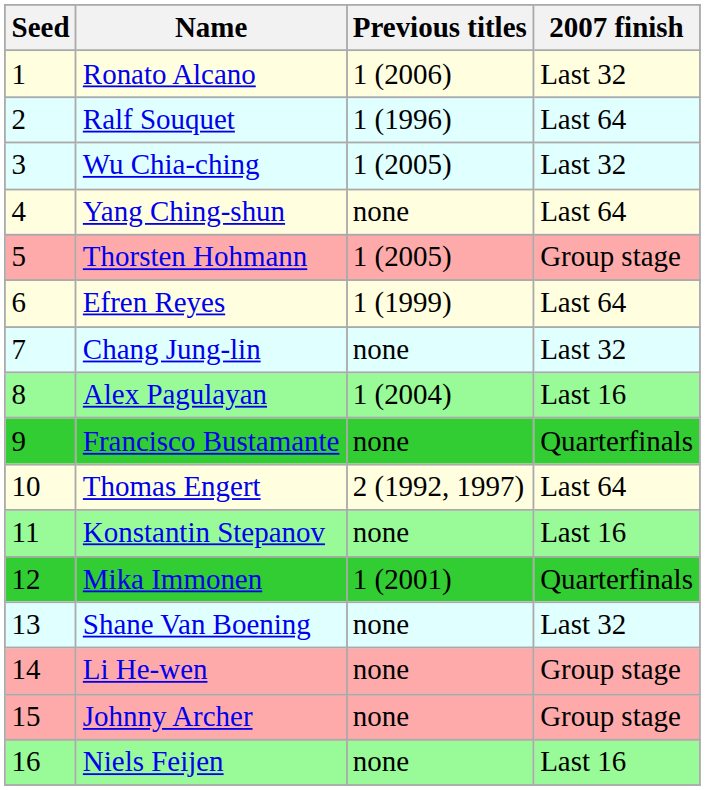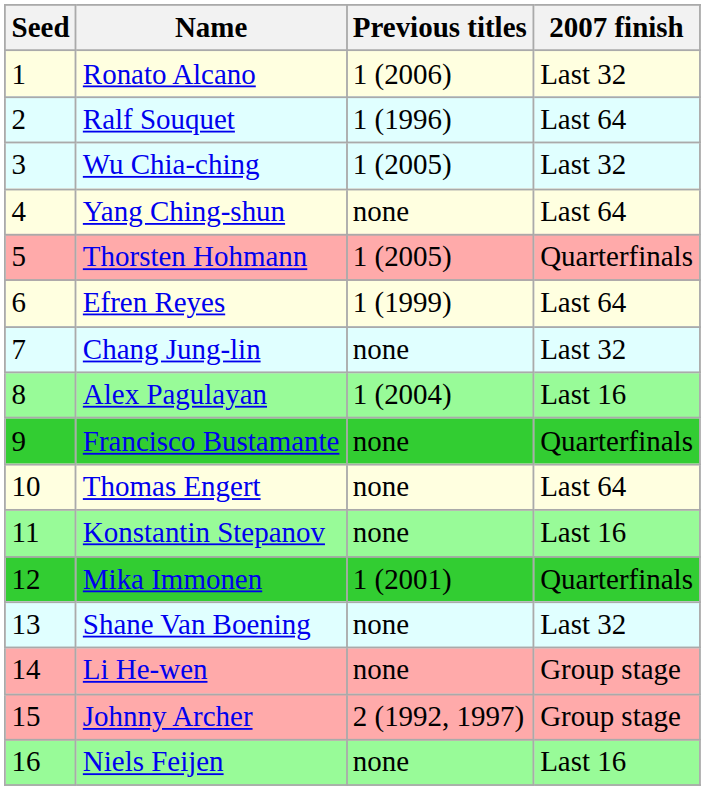(611, 257) Group stage -> (617, 257) Quarterfinals
(438, 486) 2 (1992, 1997) -> (381, 486) none
(381, 716) none -> (438, 716) 2 (1992, 1997)
